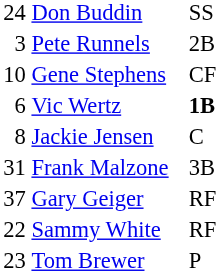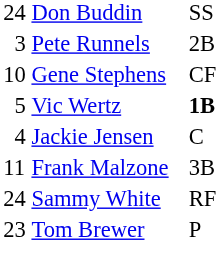(15, 105) 6 -> (15, 105) 5
(15, 136) 8 -> (15, 136) 4
(15, 167) 31 -> (14, 167) 11
- row: (87, 198)
(15, 229) 22 -> (15, 198) 24
